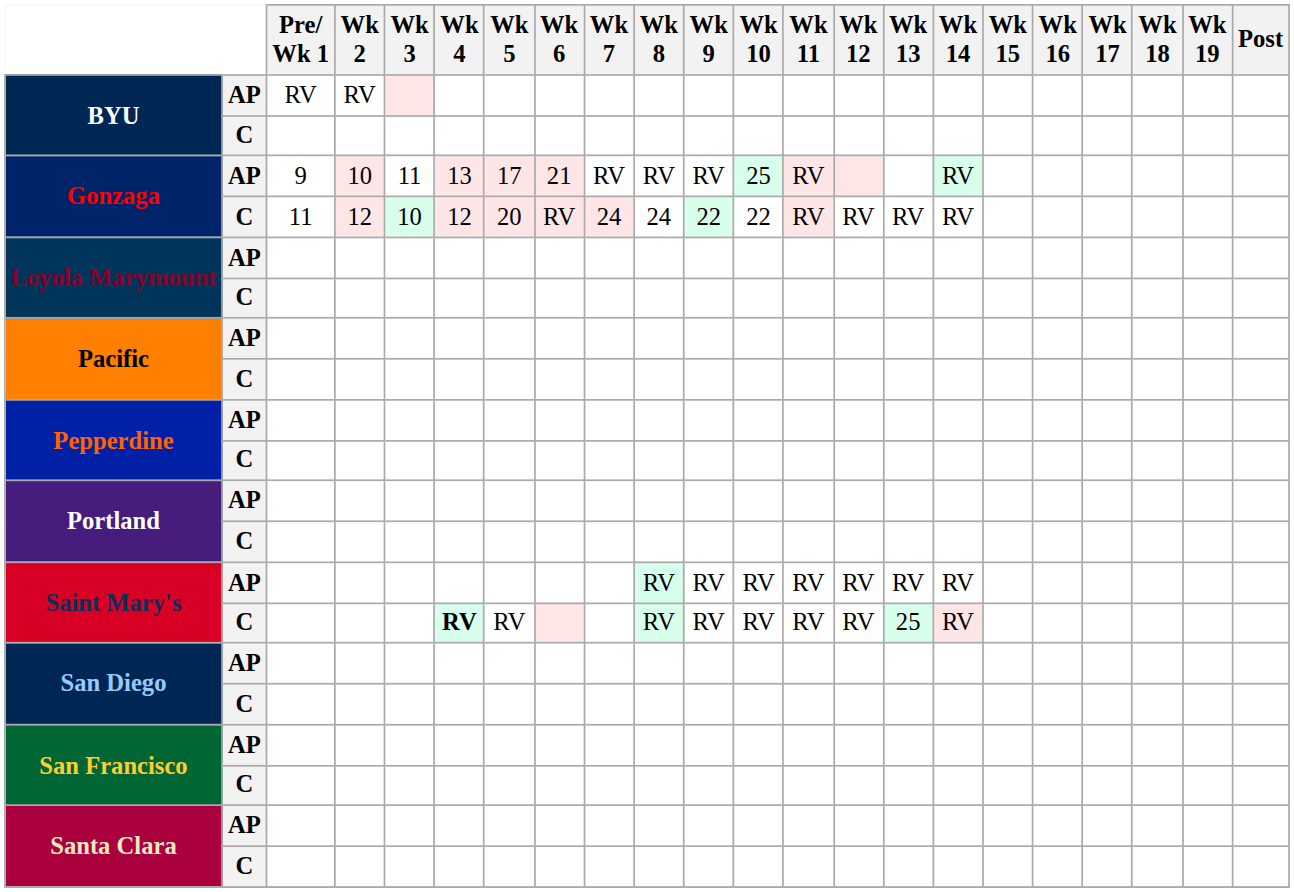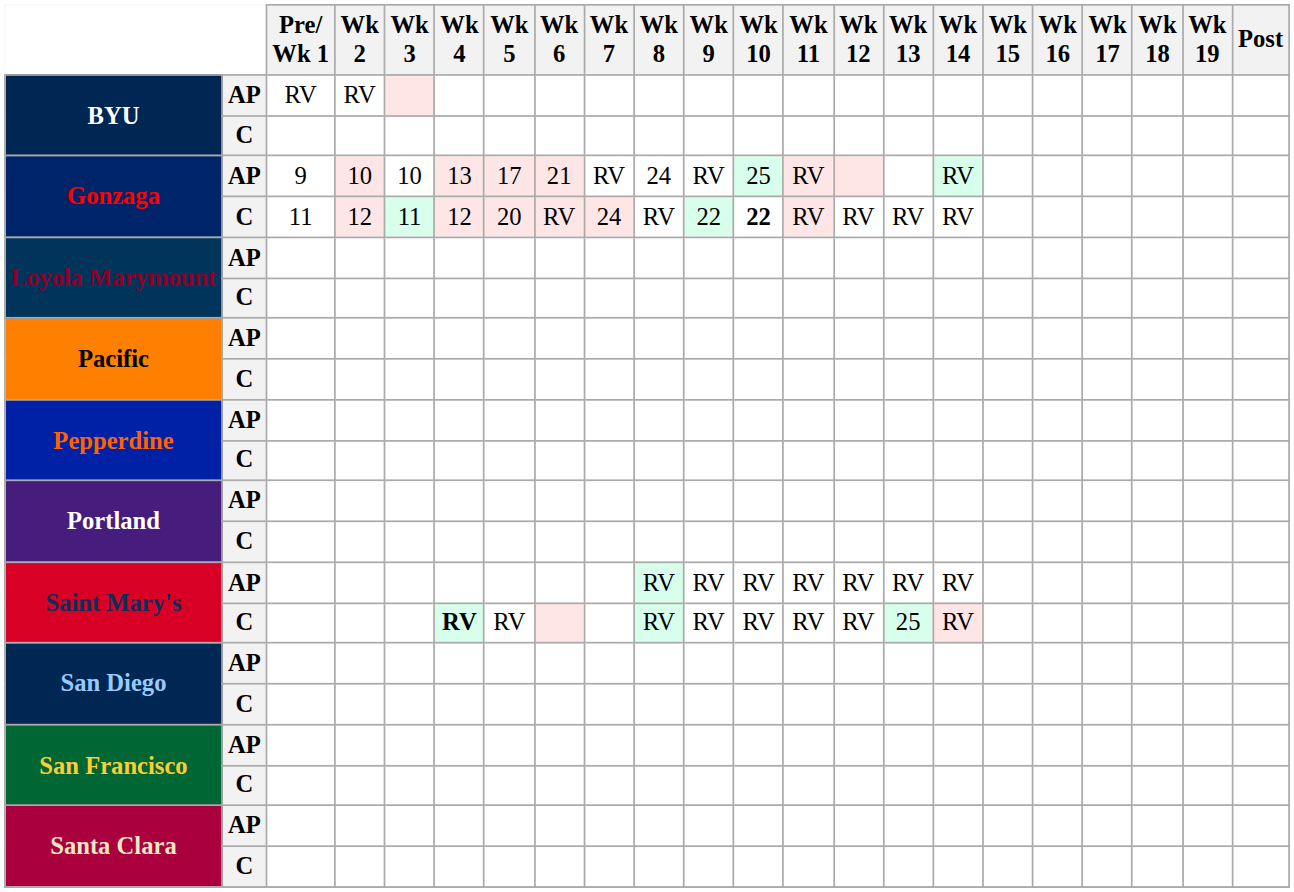(410, 176) 11 -> (410, 176) 10
(659, 176) RV -> (659, 176) 24
(410, 216) 10 -> (410, 216) 11
(659, 216) 24 -> (659, 216) RV
(759, 216) normal -> (759, 216) bold
